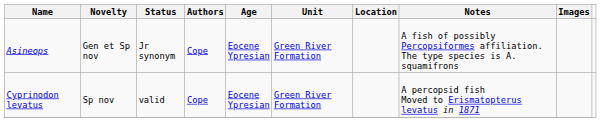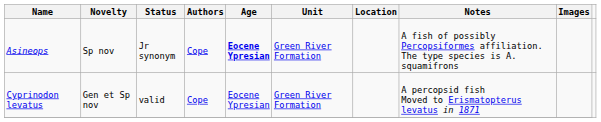(106, 51) Gen et Sp nov -> (99, 51) Sp nov
(249, 51) normal -> (249, 51) bold
(99, 100) Sp nov -> (106, 100) Gen et Sp nov
